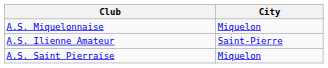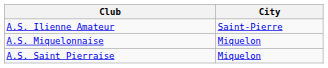rows swapped: (60, 41) <-> (55, 26)
